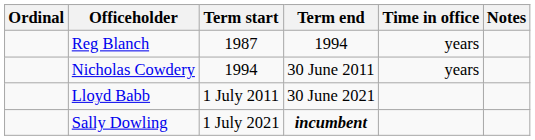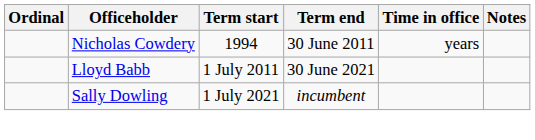- row: (110, 43)
(331, 122) bold -> (331, 95) normal
